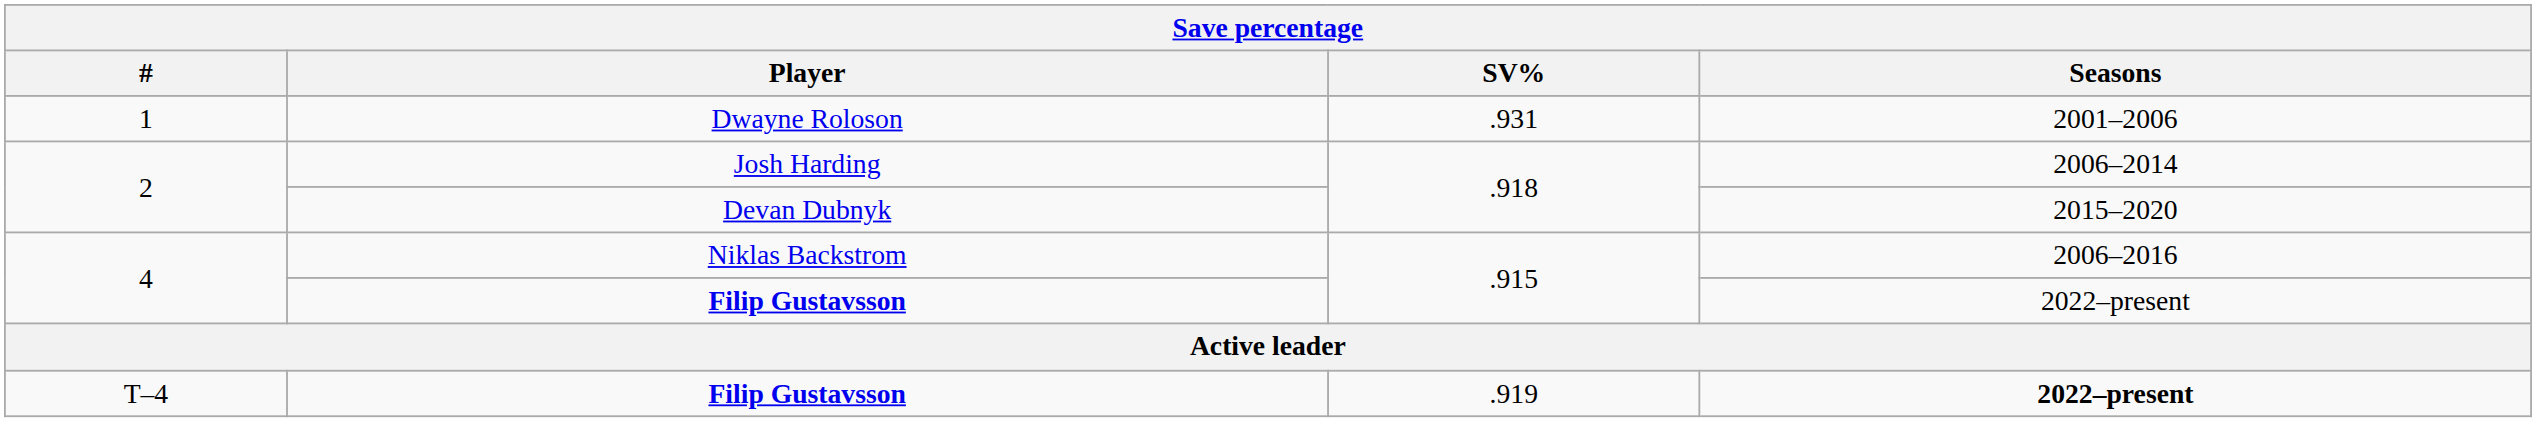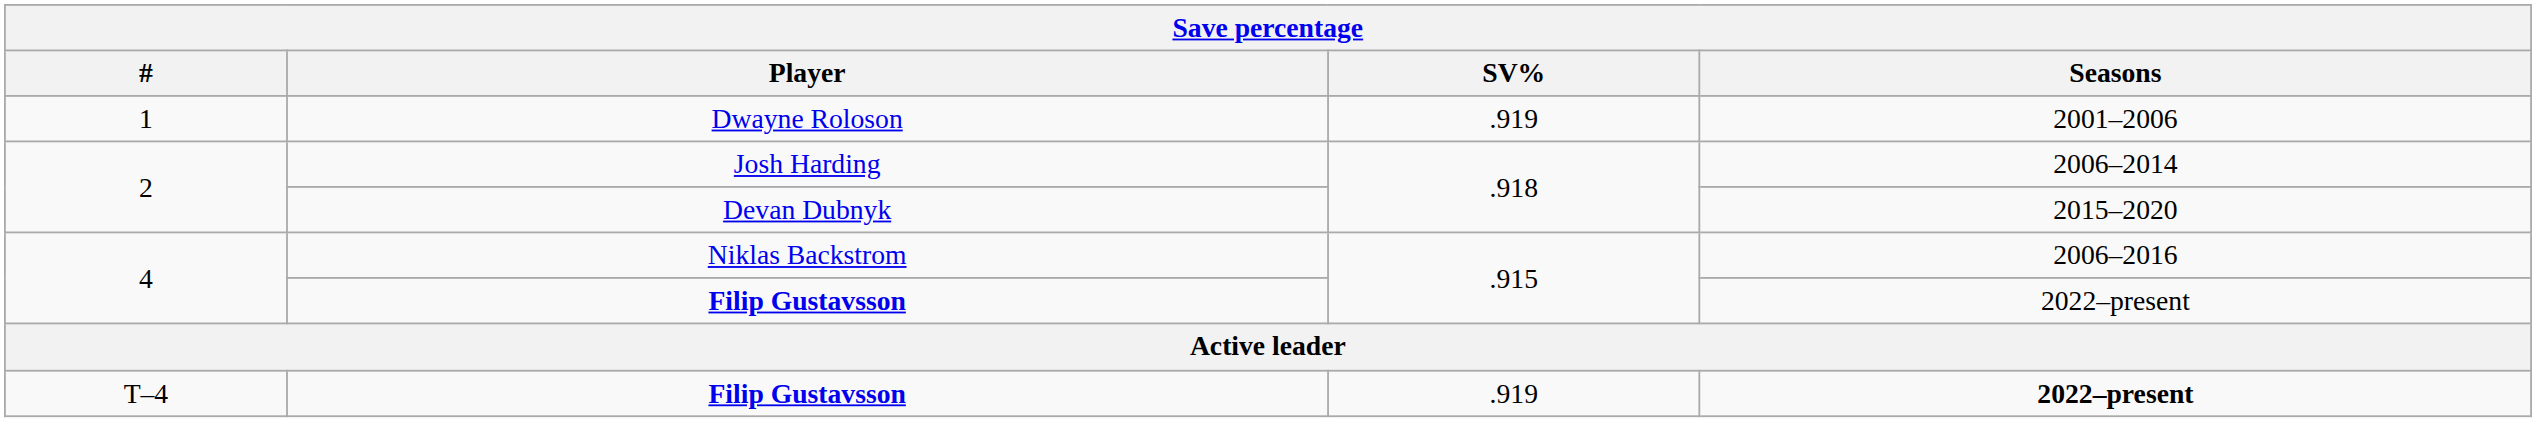(1514, 118) .931 -> (1514, 118) .919
